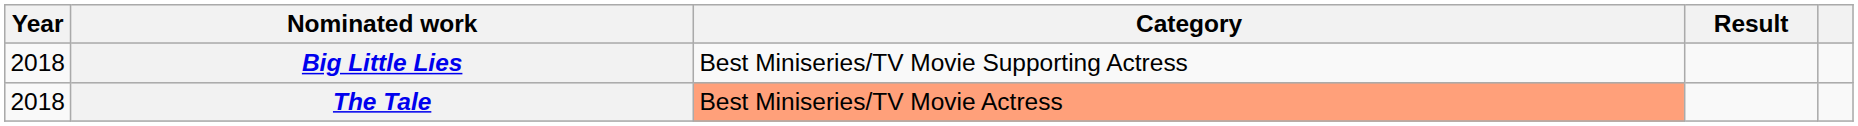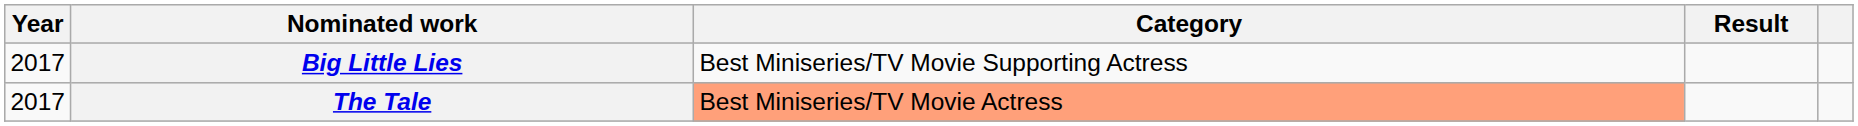(38, 62) 2018 -> (38, 62) 2017
(38, 101) 2018 -> (38, 101) 2017
